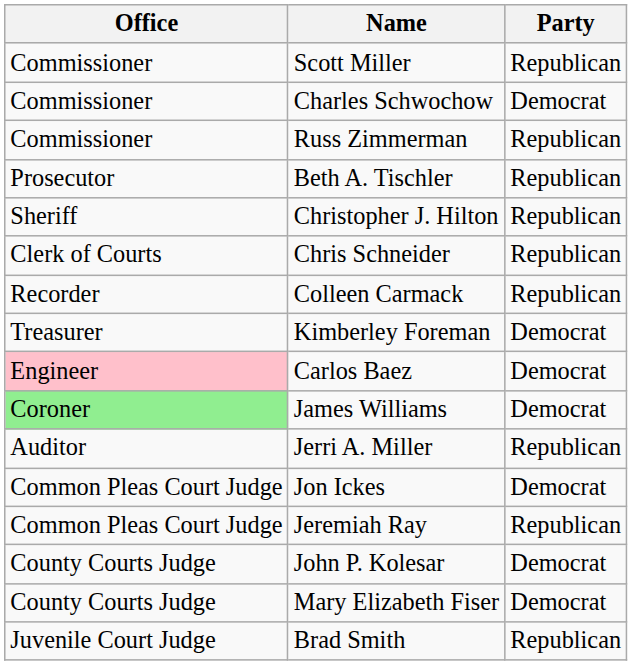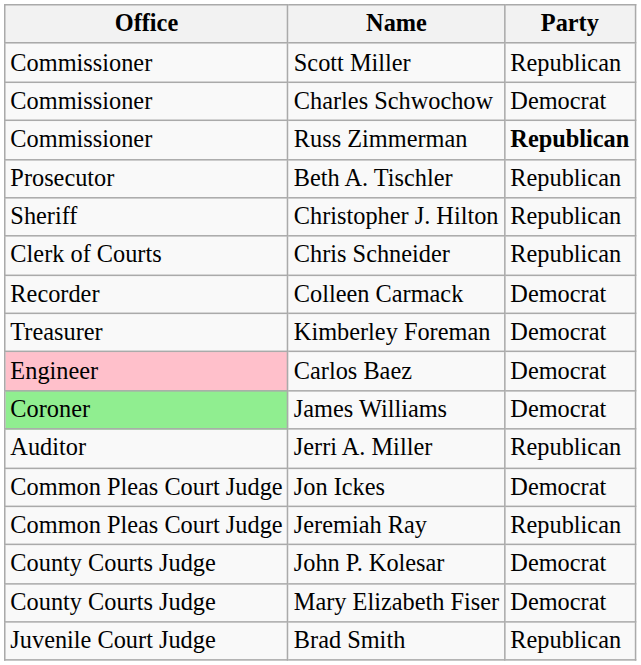(566, 139) normal -> (570, 139) bold
(566, 293) Republican -> (558, 293) Democrat
